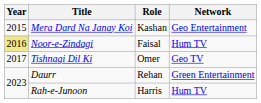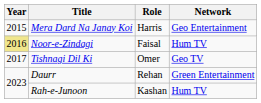(152, 28) Kashan -> (150, 28) Harris
(150, 91) Harris -> (152, 91) Kashan
